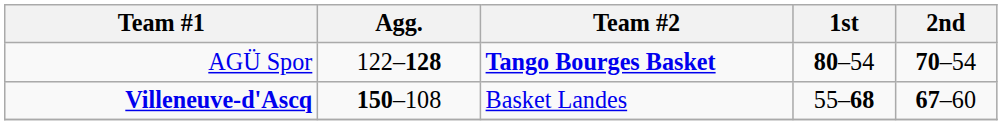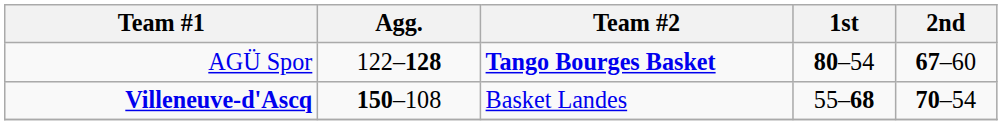(946, 61) 70–54 -> (946, 61) 67–60
(946, 100) 67–60 -> (946, 100) 70–54
